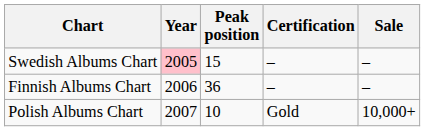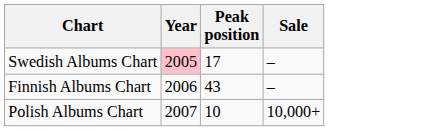- column: (311, 26)
(213, 61) 15 -> (213, 61) 17
(213, 86) 36 -> (213, 86) 43
